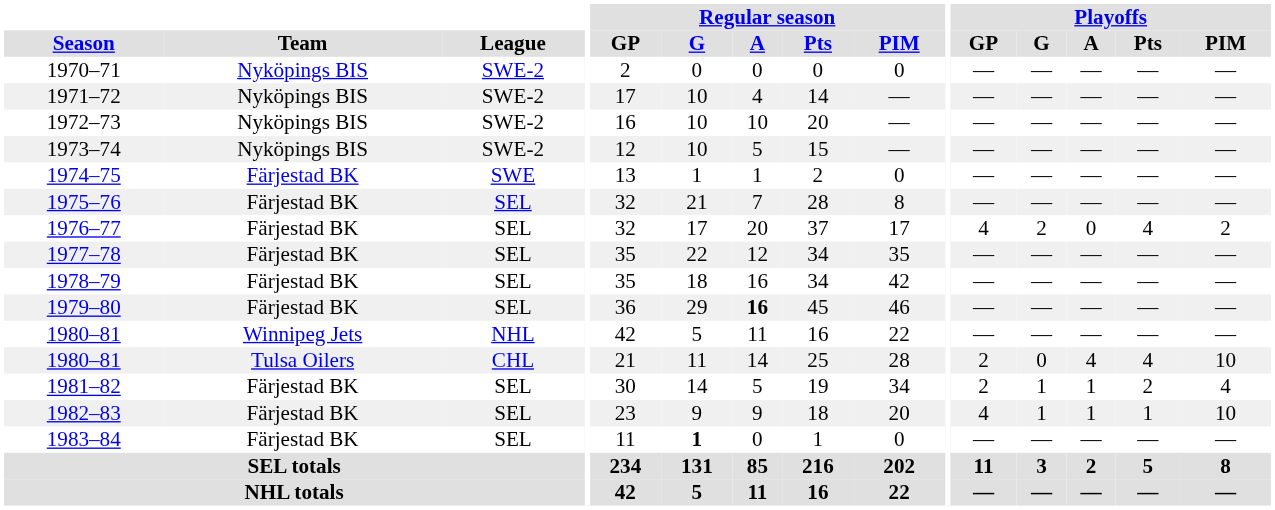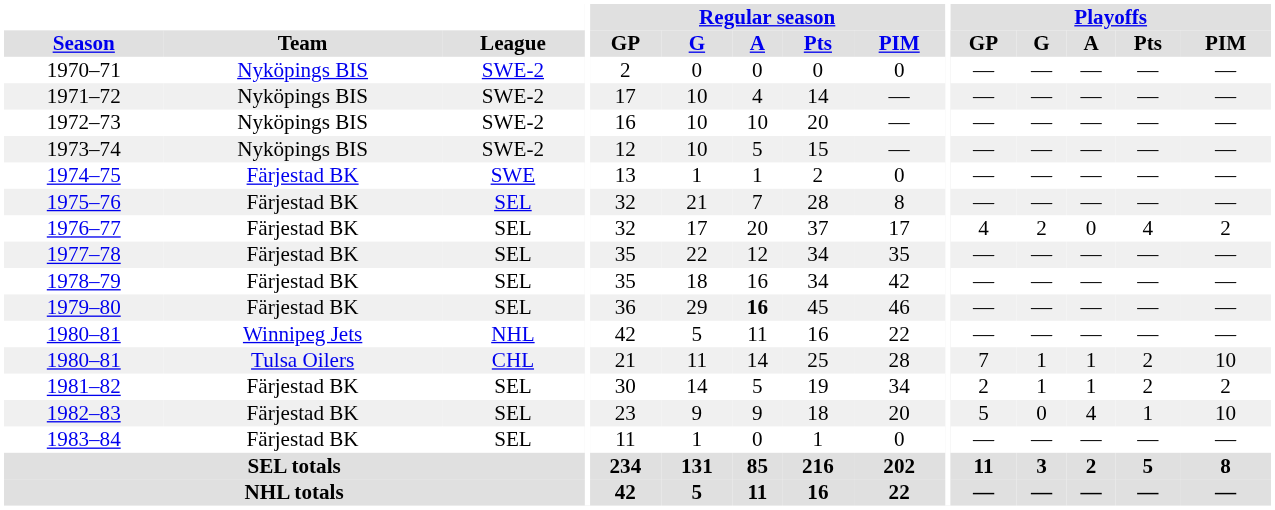(984, 360) 2 -> (984, 360) 7
(1042, 360) 0 -> (1042, 360) 1
(1091, 360) 4 -> (1091, 360) 1
(1148, 360) 4 -> (1148, 360) 2
(1226, 386) 4 -> (1226, 386) 2
(984, 413) 4 -> (984, 413) 5
(1042, 413) 1 -> (1042, 413) 0
(1091, 413) 1 -> (1091, 413) 4
(697, 439) bold -> (697, 439) normal
